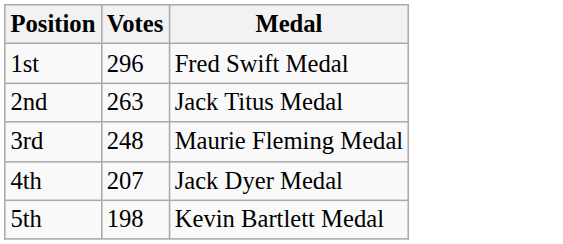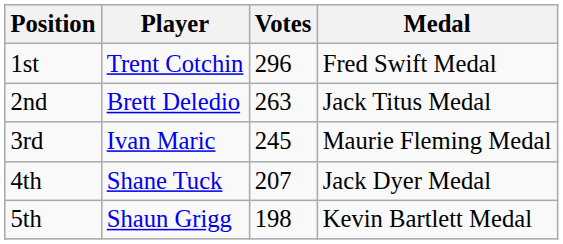+ column: (175, 24)
(125, 141) 248 -> (273, 141) 245
